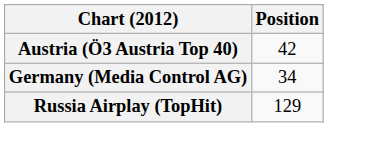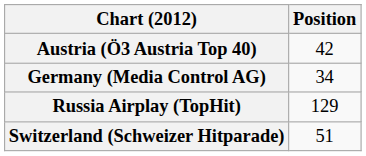+ row: (147, 135)
